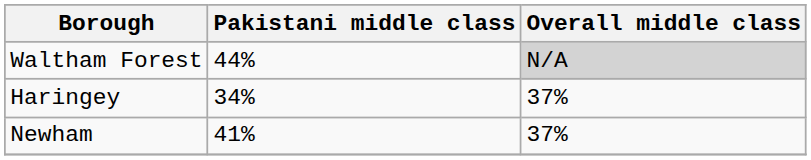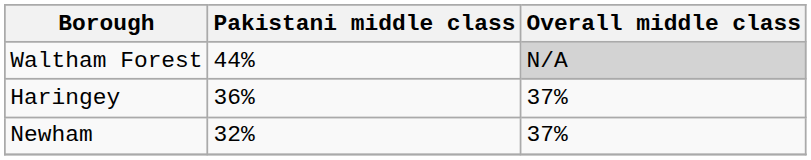(234, 98) 34% -> (234, 98) 36%
(234, 135) 41% -> (234, 135) 32%
